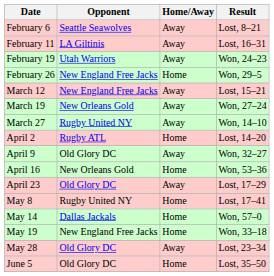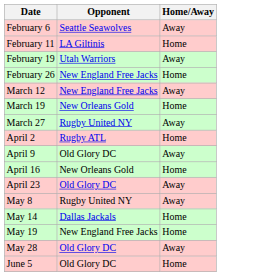- column: (243, 12)
(174, 43) Away -> (174, 43) Home
(174, 106) Away -> (174, 106) Home
(174, 201) Home -> (174, 201) Away
